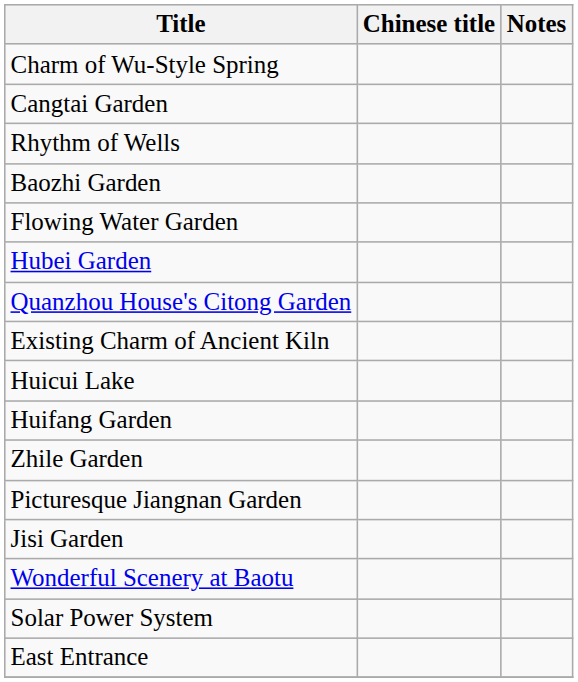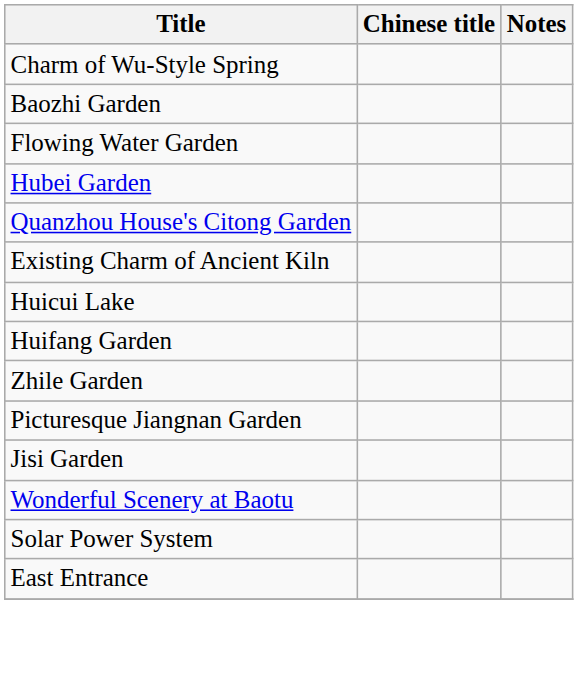- row: (89, 103)
- row: (95, 143)
